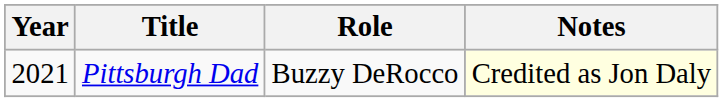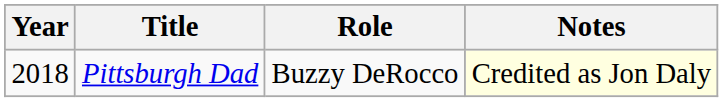(40, 72) 2021 -> (40, 72) 2018
